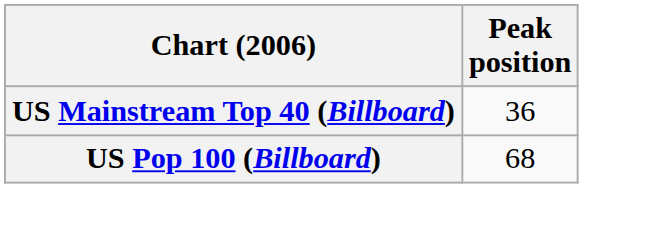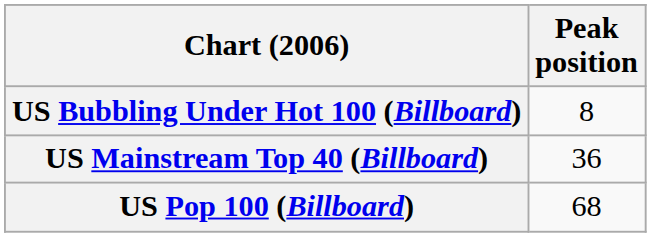+ row: (267, 110)
